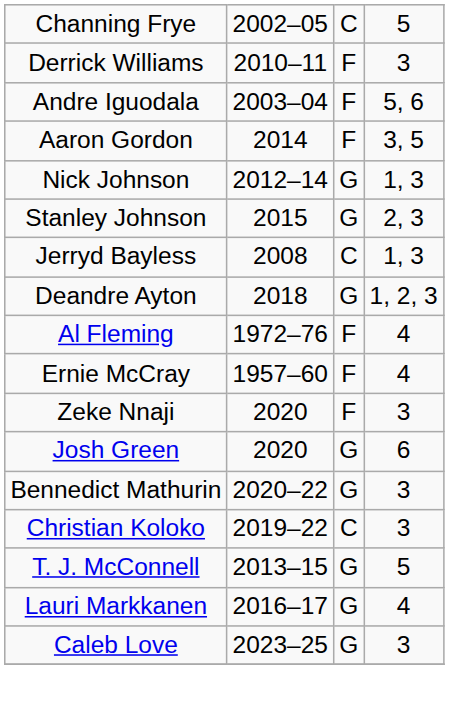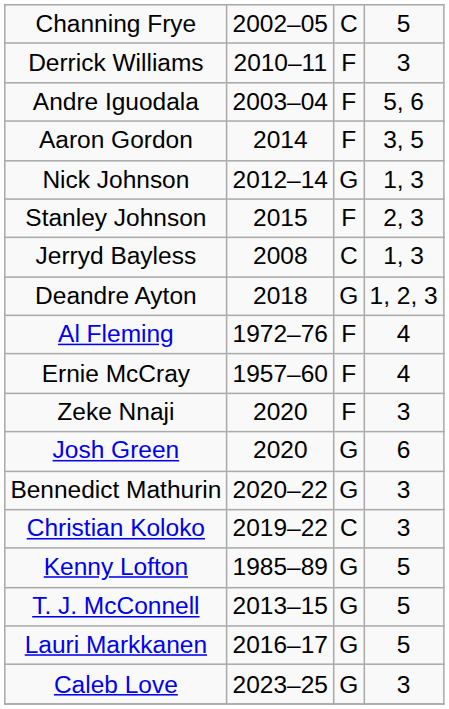(349, 218) G -> (349, 218) F
+ row: (116, 567)
(404, 606) 4 -> (404, 645) 5
